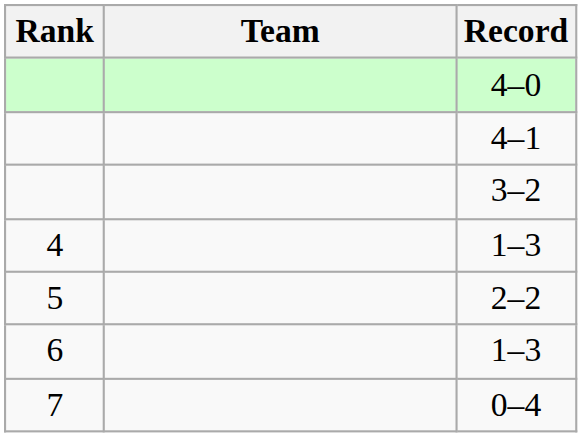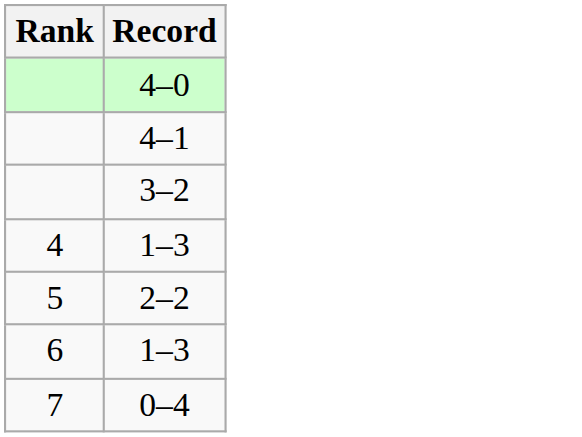- column: (280, 31)
